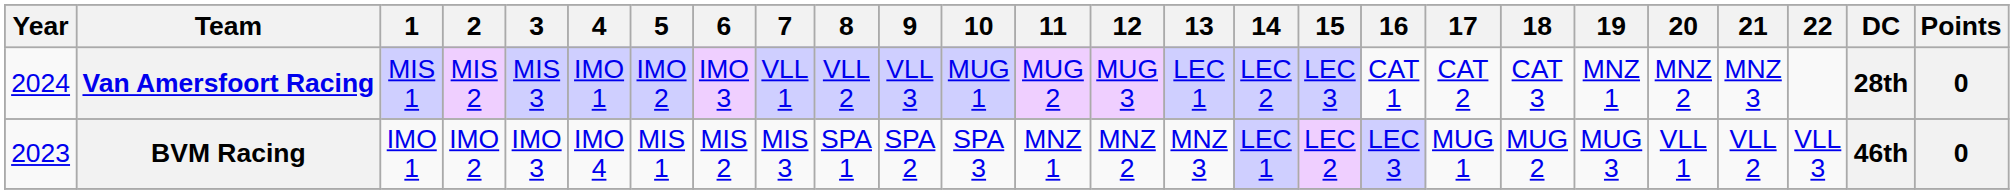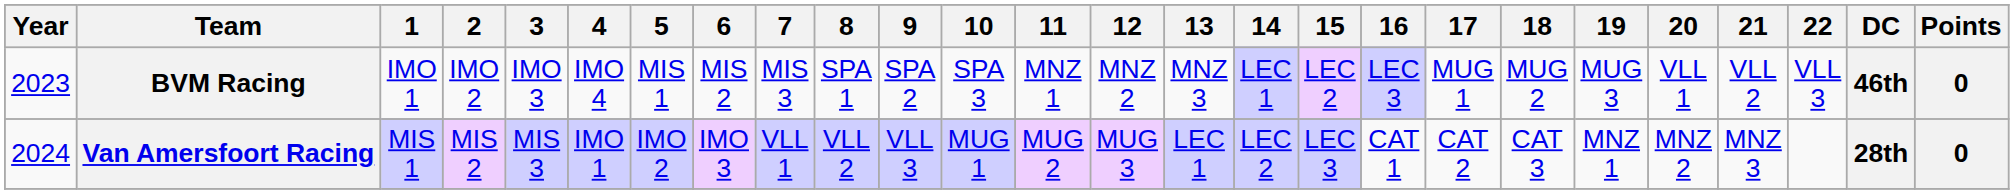rows swapped: (228, 154) <-> (228, 83)
